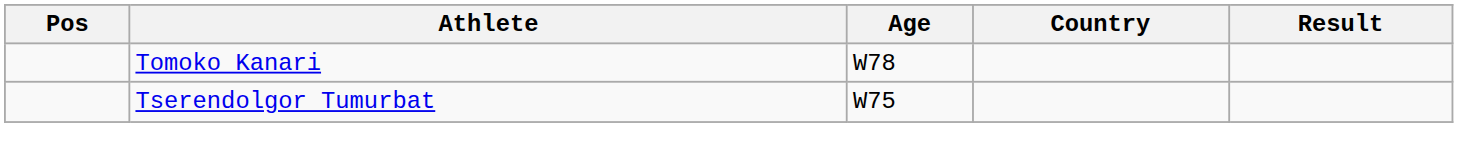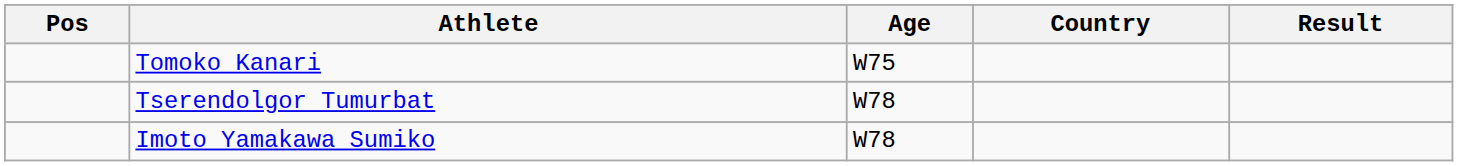(874, 63) W78 -> (874, 63) W75
(874, 102) W75 -> (874, 102) W78
+ row: (285, 141)
